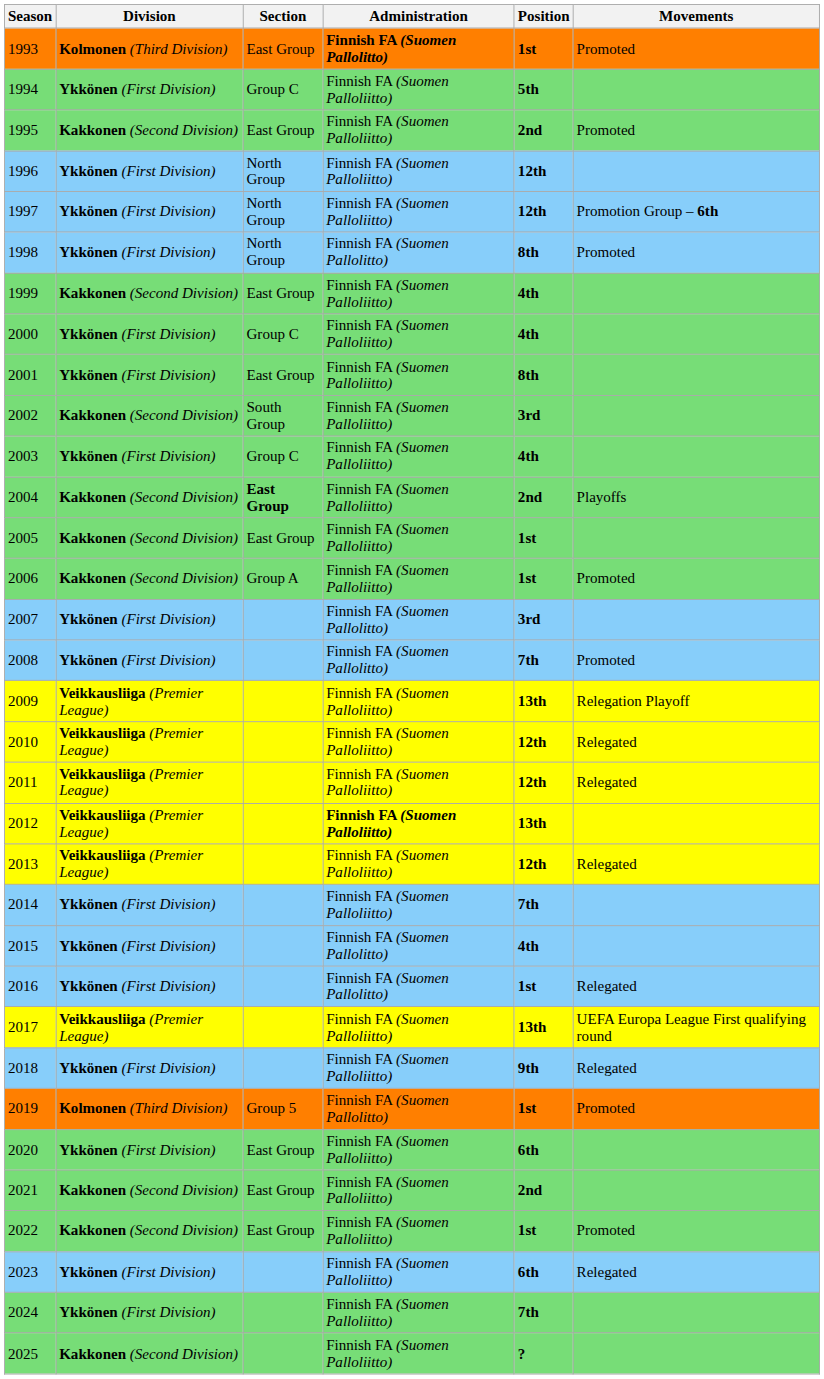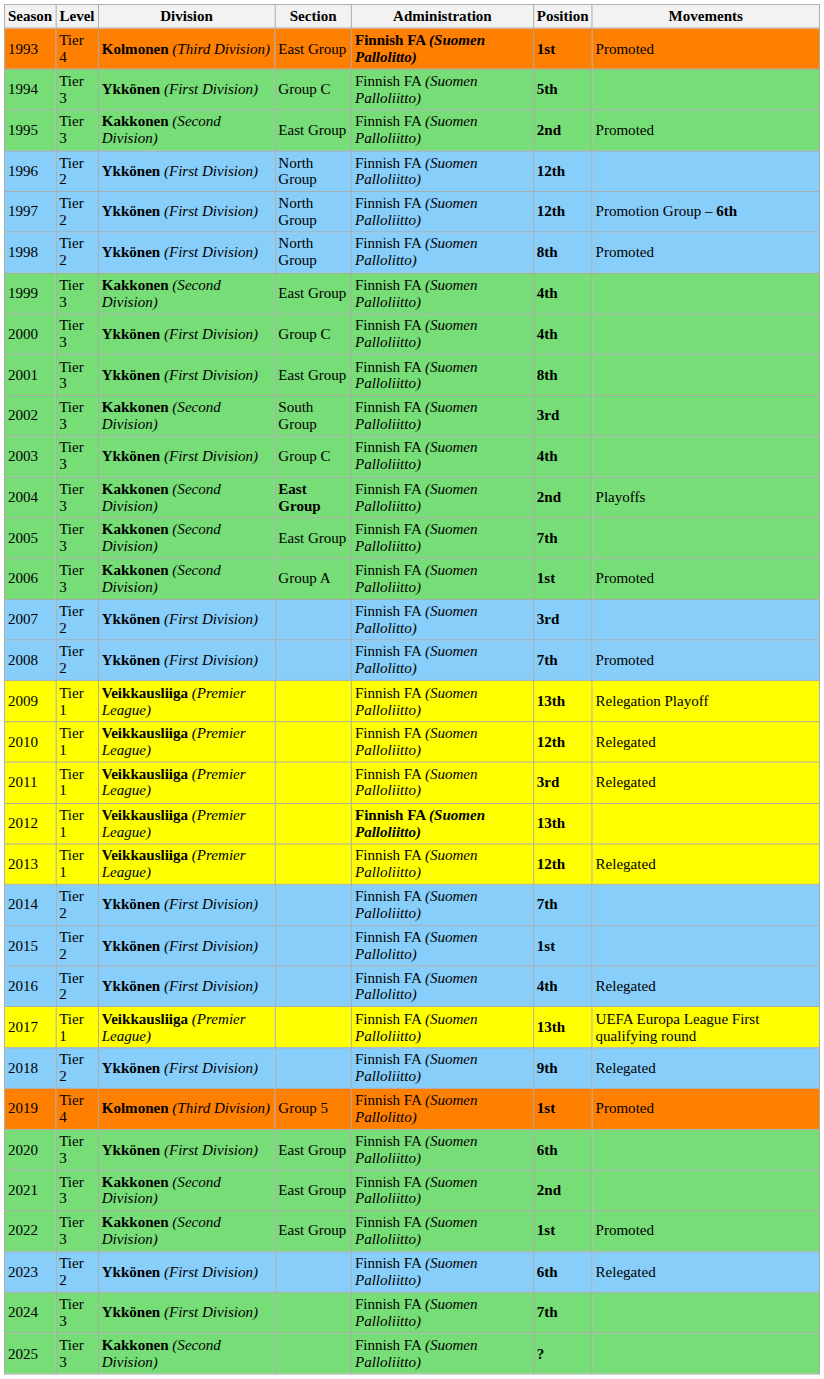+ column: (77, 16)
(527, 538) 1st -> (547, 538) 7th
(532, 782) 12th -> (548, 782) 3rd
(528, 945) 4th -> (546, 945) 1st
(527, 986) 1st -> (547, 986) 4th
